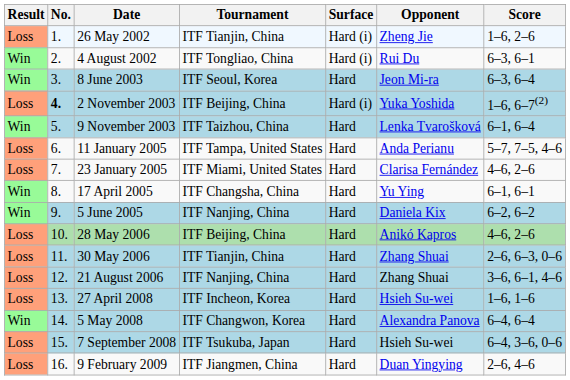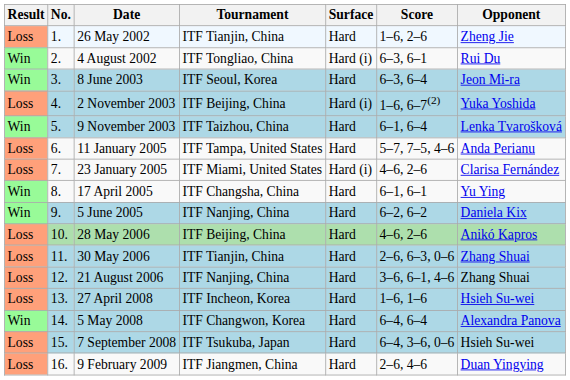columns swapped: (430, 15) <-> (525, 15)
(350, 36) Hard (i) -> (342, 36) Hard
(56, 103) bold -> (56, 103) normal
(342, 169) Hard -> (350, 169) Hard (i)
